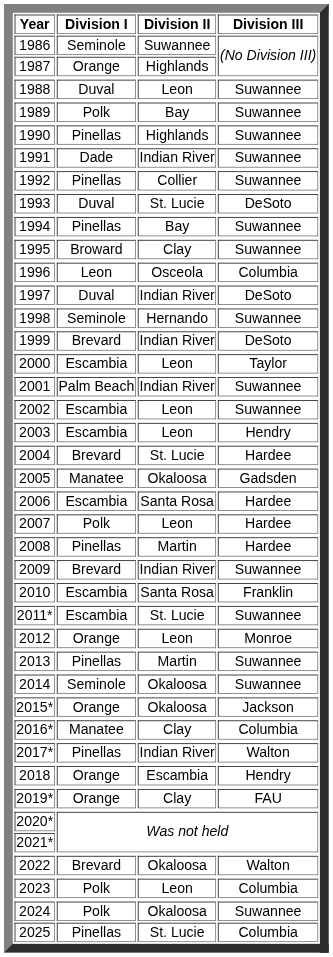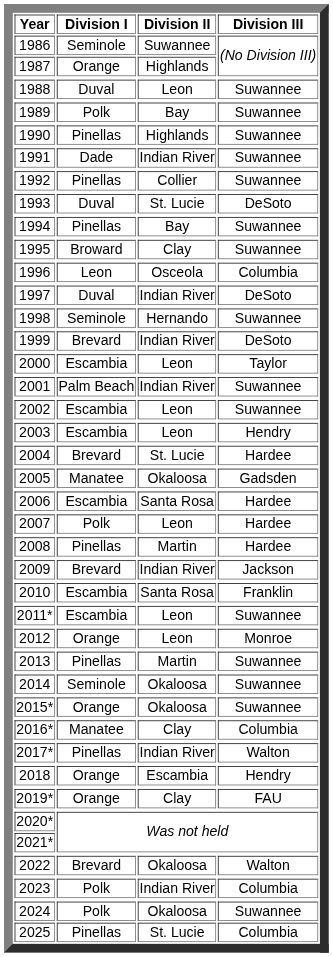(268, 569) Suwannee -> (268, 569) Jackson
(177, 615) St. Lucie -> (177, 615) Leon
(268, 707) Jackson -> (268, 707) Suwannee
(177, 888) Leon -> (177, 888) Indian River
